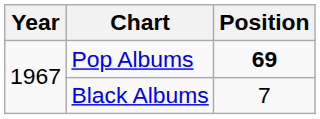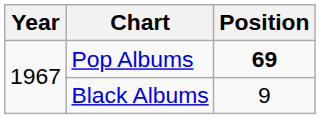(264, 95) 7 -> (264, 95) 9
